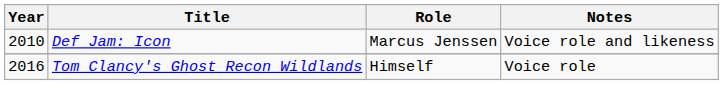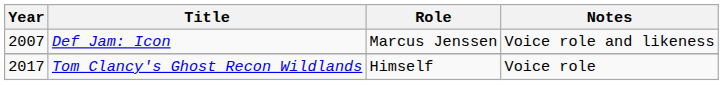(26, 42) 2010 -> (26, 42) 2007
(26, 67) 2016 -> (26, 67) 2017
